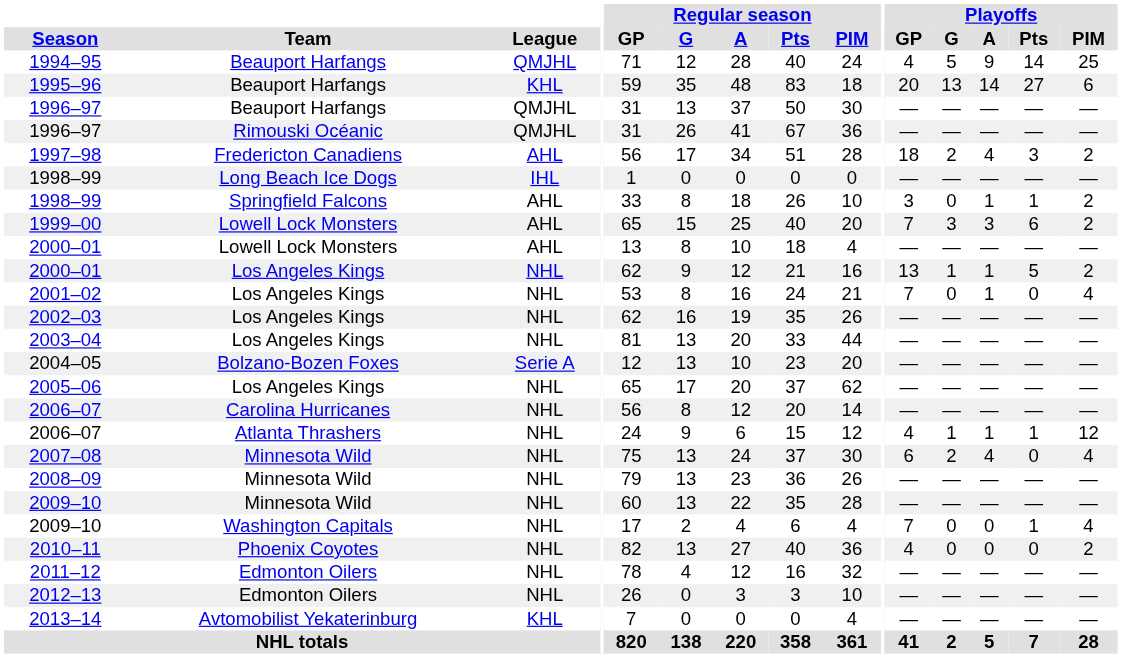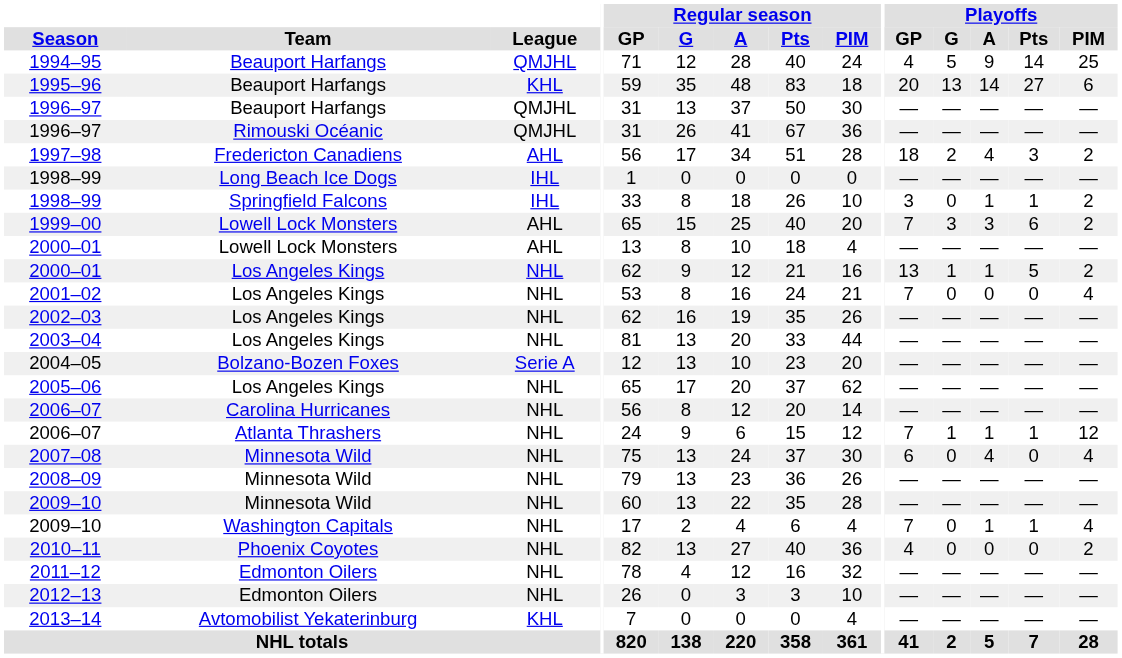(545, 201) AHL -> (545, 201) IHL
(989, 293) 1 -> (989, 293) 0
(909, 433) 4 -> (909, 433) 7
(952, 456) 2 -> (952, 456) 0
(989, 525) 0 -> (989, 525) 1
